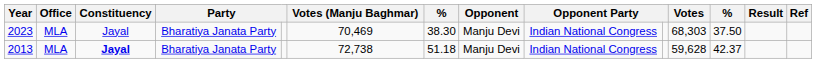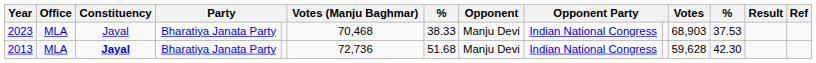(355, 31) 70,469 -> (355, 31) 70,468
(441, 31) 38.30 -> (441, 31) 38.33
(689, 31) 68,303 -> (689, 31) 68,903
(727, 31) 37.50 -> (727, 31) 37.53
(355, 49) 72,738 -> (355, 49) 72,736
(441, 49) 51.18 -> (441, 49) 51.68
(727, 49) 42.37 -> (727, 49) 42.30
